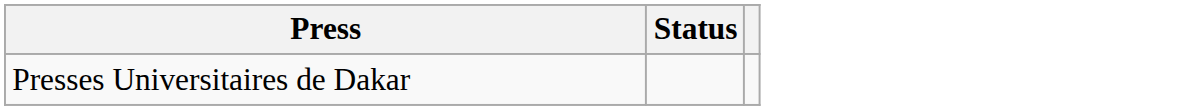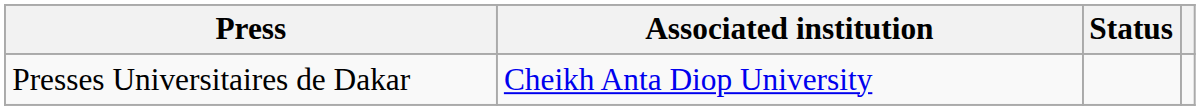+ column: (789, 29)
